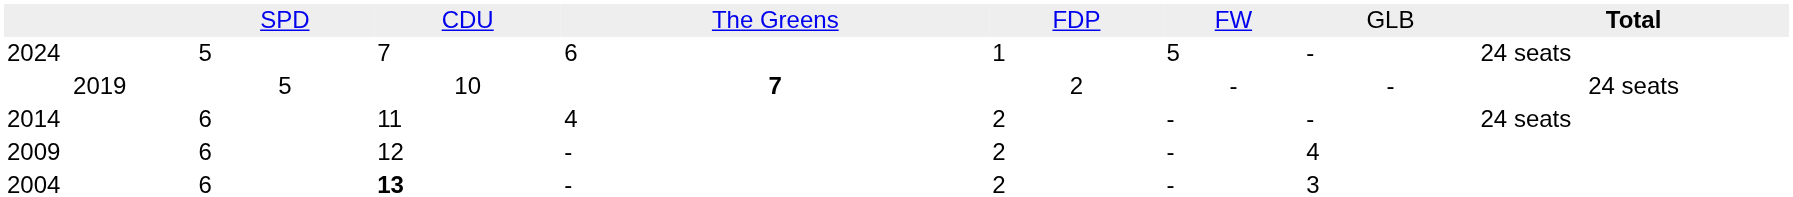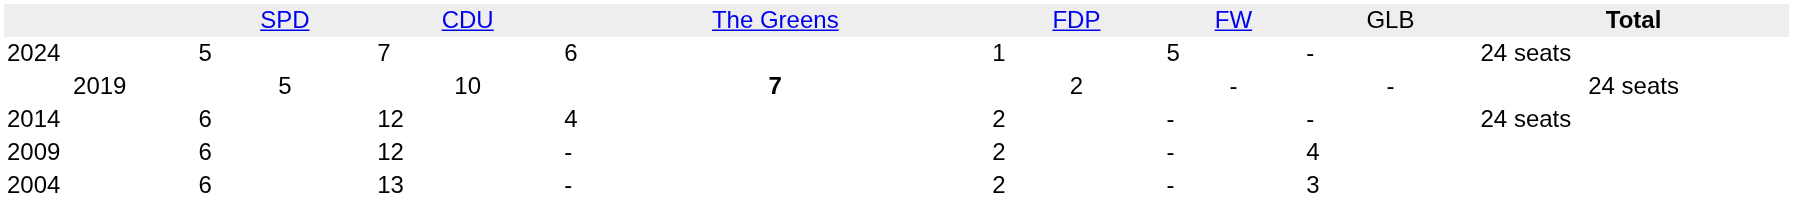(390, 119) 11 -> (390, 119) 12
(390, 185) bold -> (390, 185) normal
